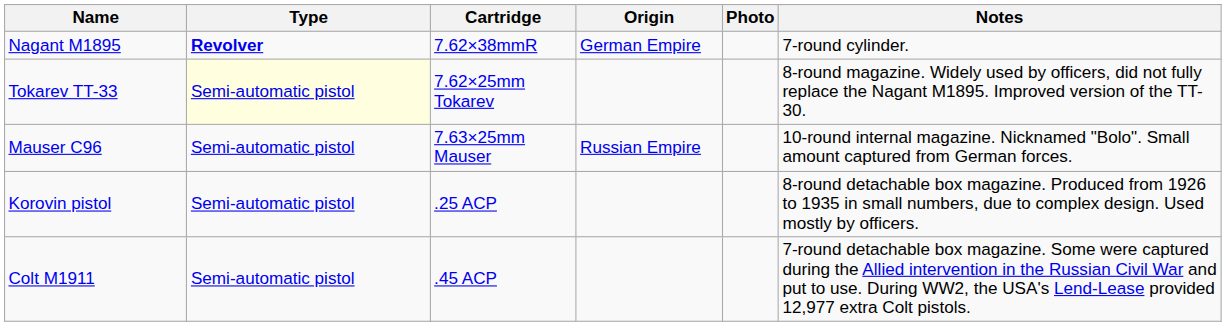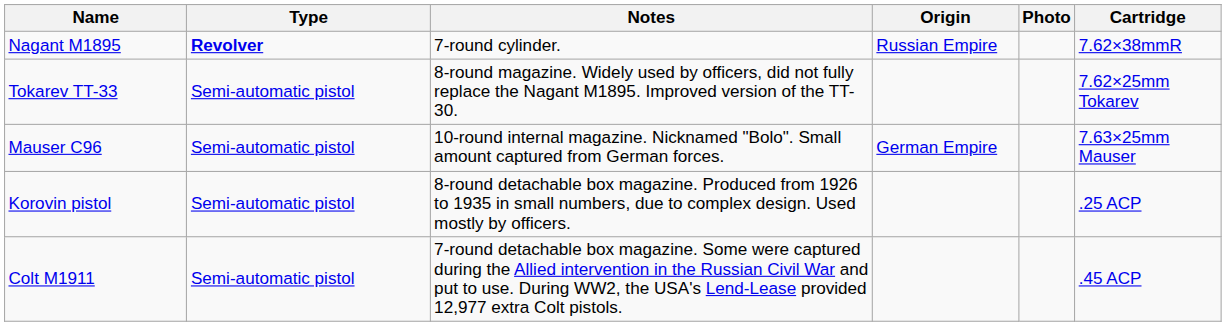columns swapped: (503, 18) <-> (1000, 18)
(640, 45) German Empire -> (937, 45) Russian Empire
(273, 91) lightyellow background -> (273, 91) no background
(640, 147) Russian Empire -> (937, 147) German Empire
